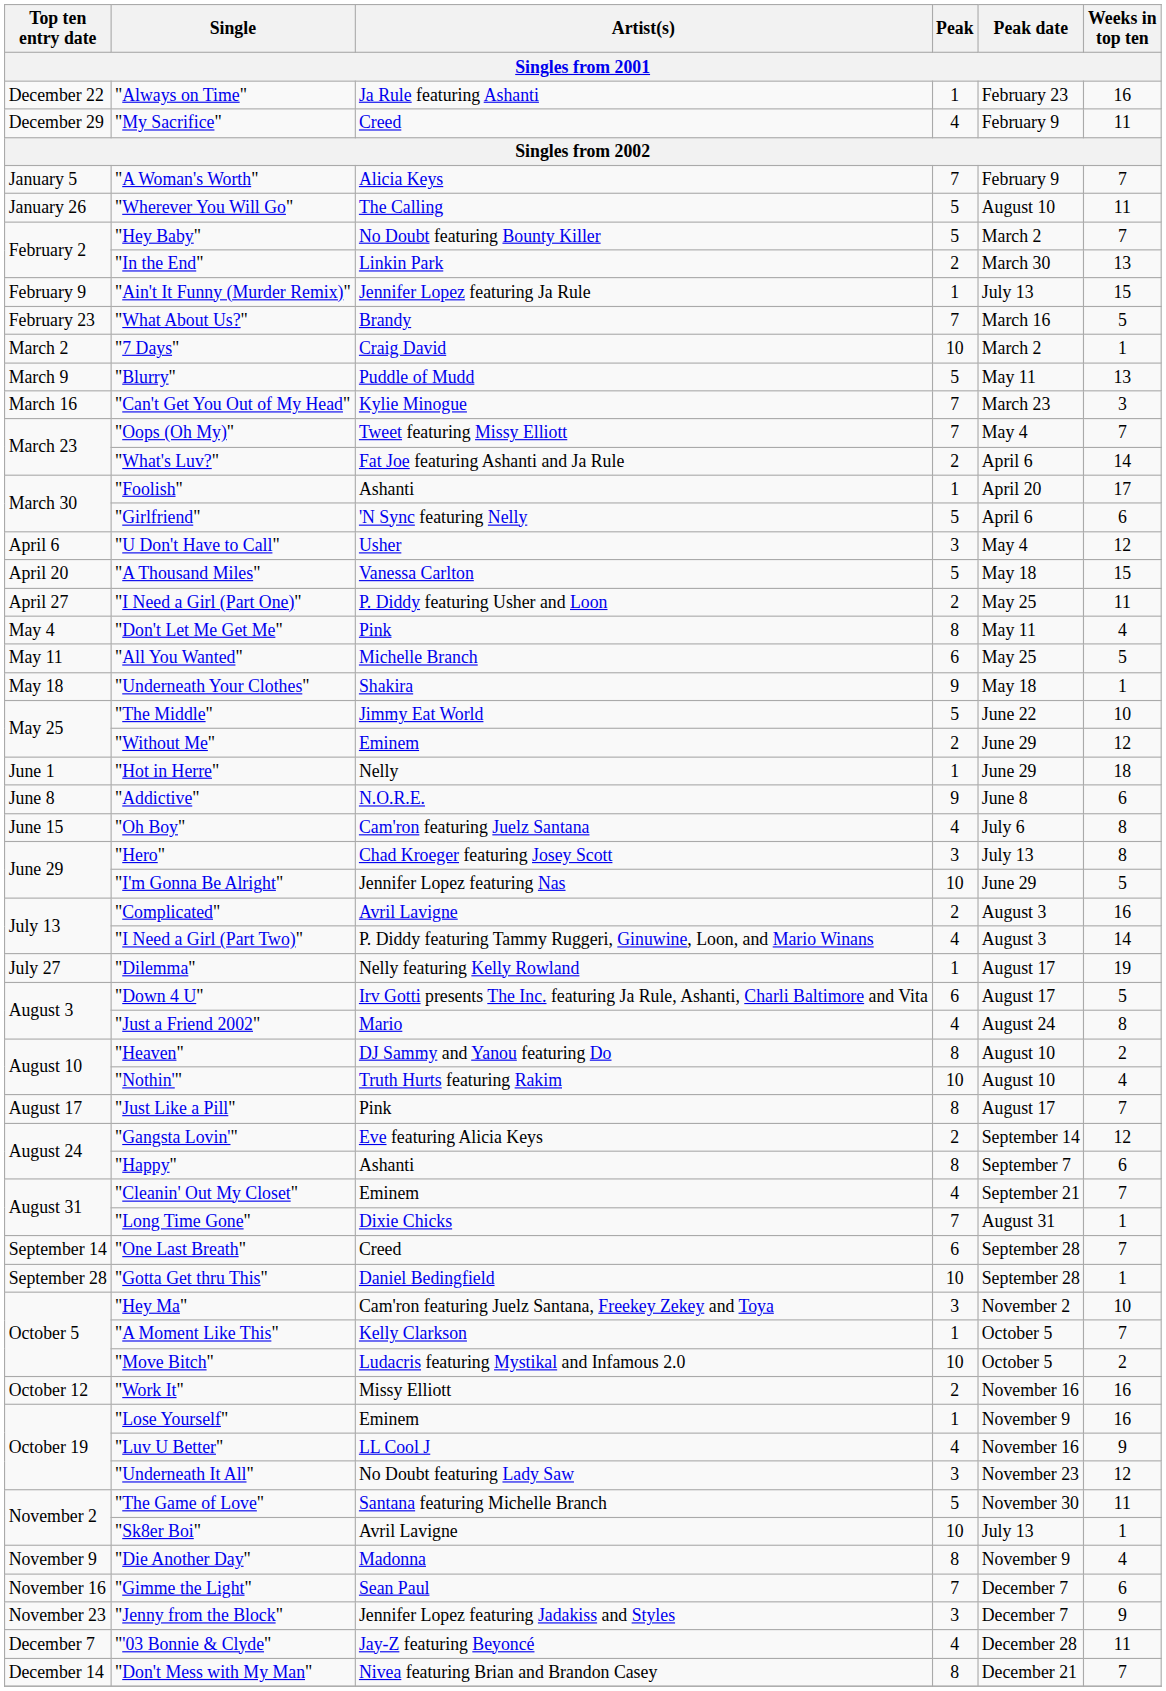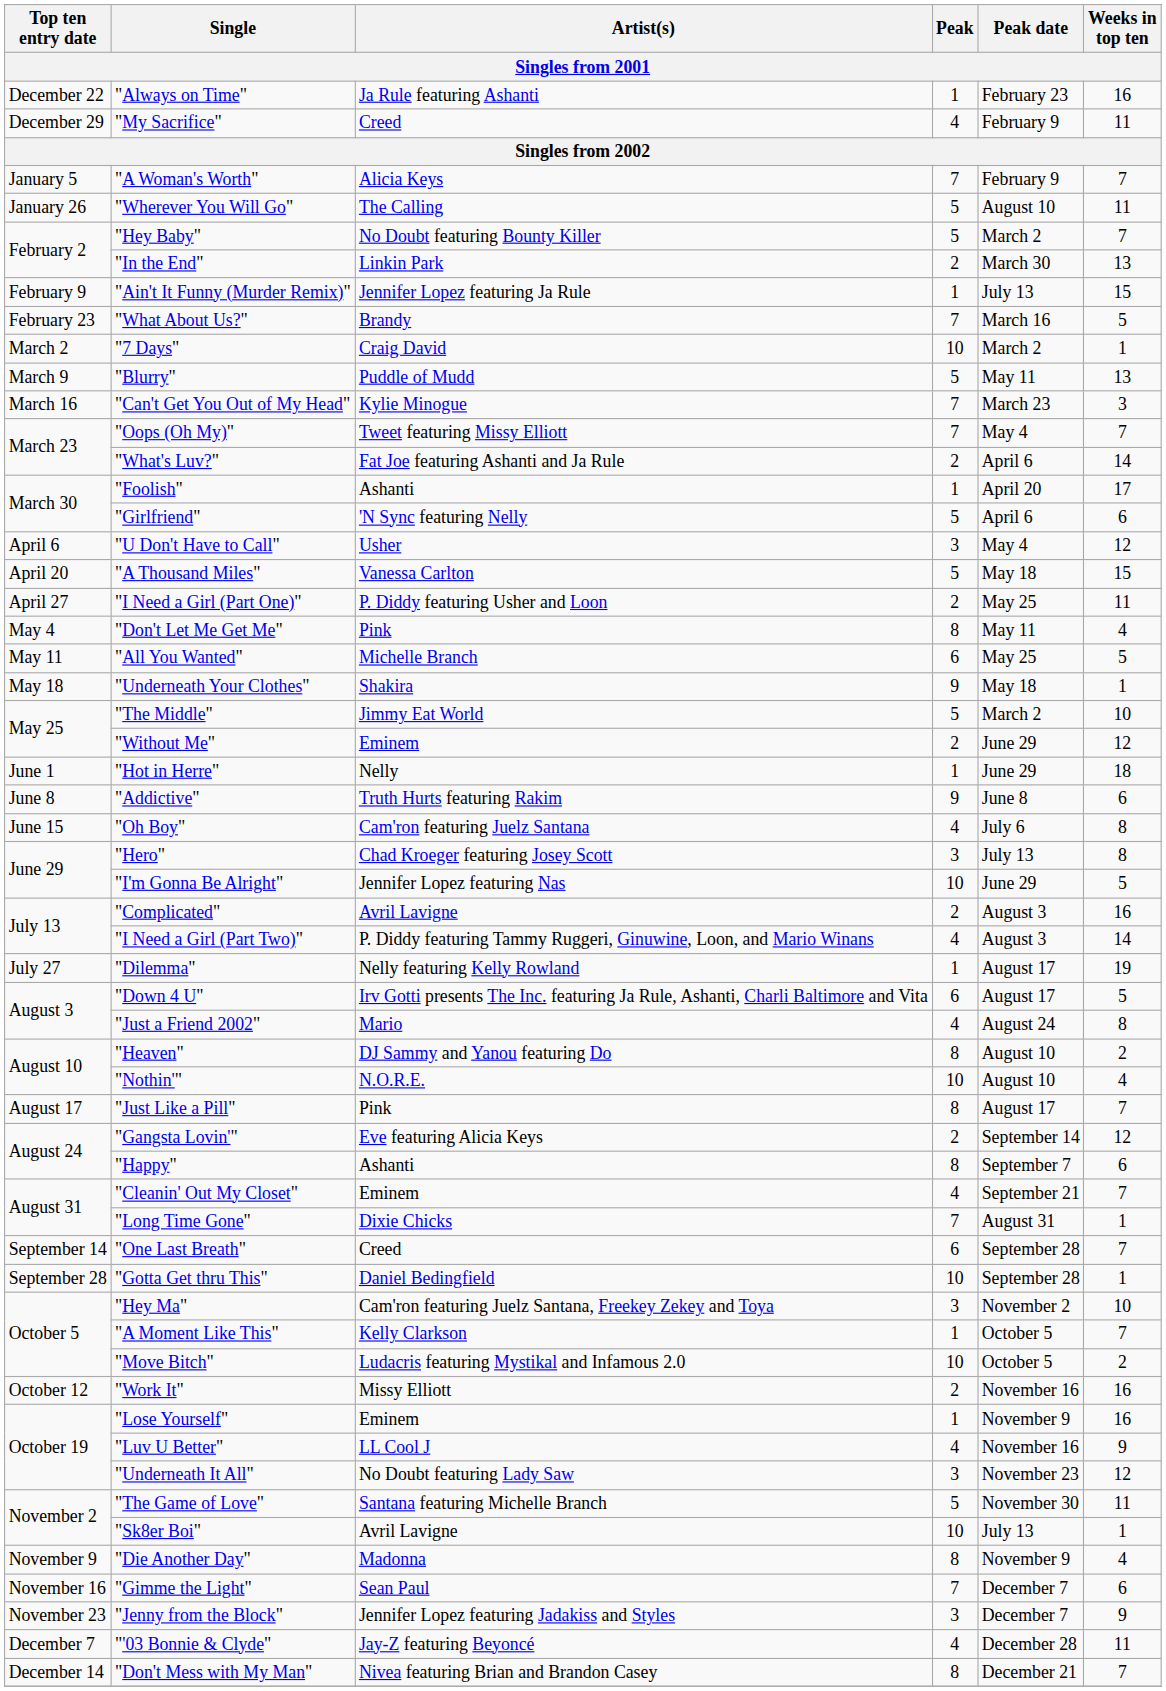(1009, 714) June 22 -> (1012, 714) March 2
(392, 799) N.O.R.E. -> (460, 799) Truth Hurts featuring Rakim
(460, 1080) Truth Hurts featuring Rakim -> (392, 1080) N.O.R.E.
